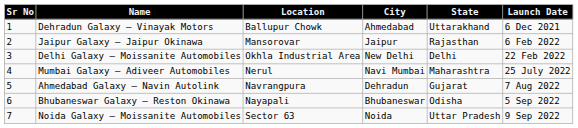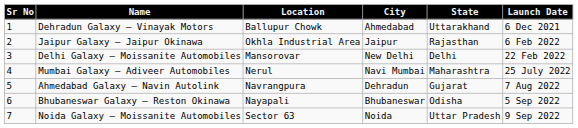(273, 41) Mansorovar -> (303, 41) Okhla Industrial Area
(303, 56) Okhla Industrial Area -> (273, 56) Mansorovar
